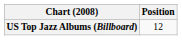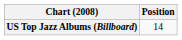(158, 27) 12 -> (158, 27) 14
